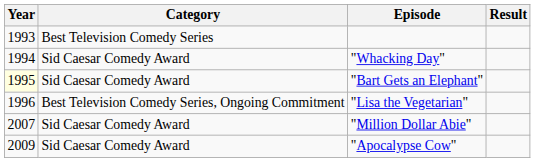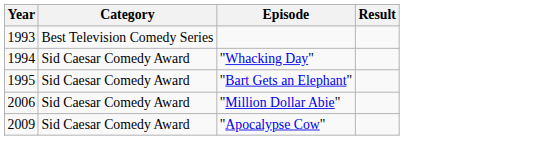(21, 80) lightyellow background -> (21, 80) no background
- row: (409, 102)
(21, 124) 2007 -> (21, 102) 2006
